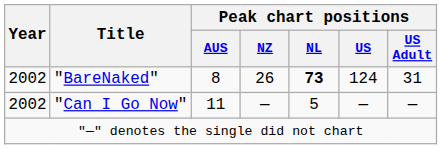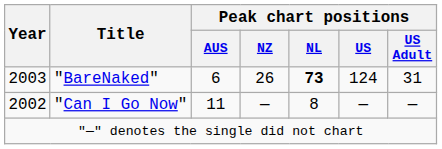(27, 79) 2002 -> (27, 79) 2003
(216, 79) 8 -> (216, 79) 6
(314, 105) 5 -> (314, 105) 8
